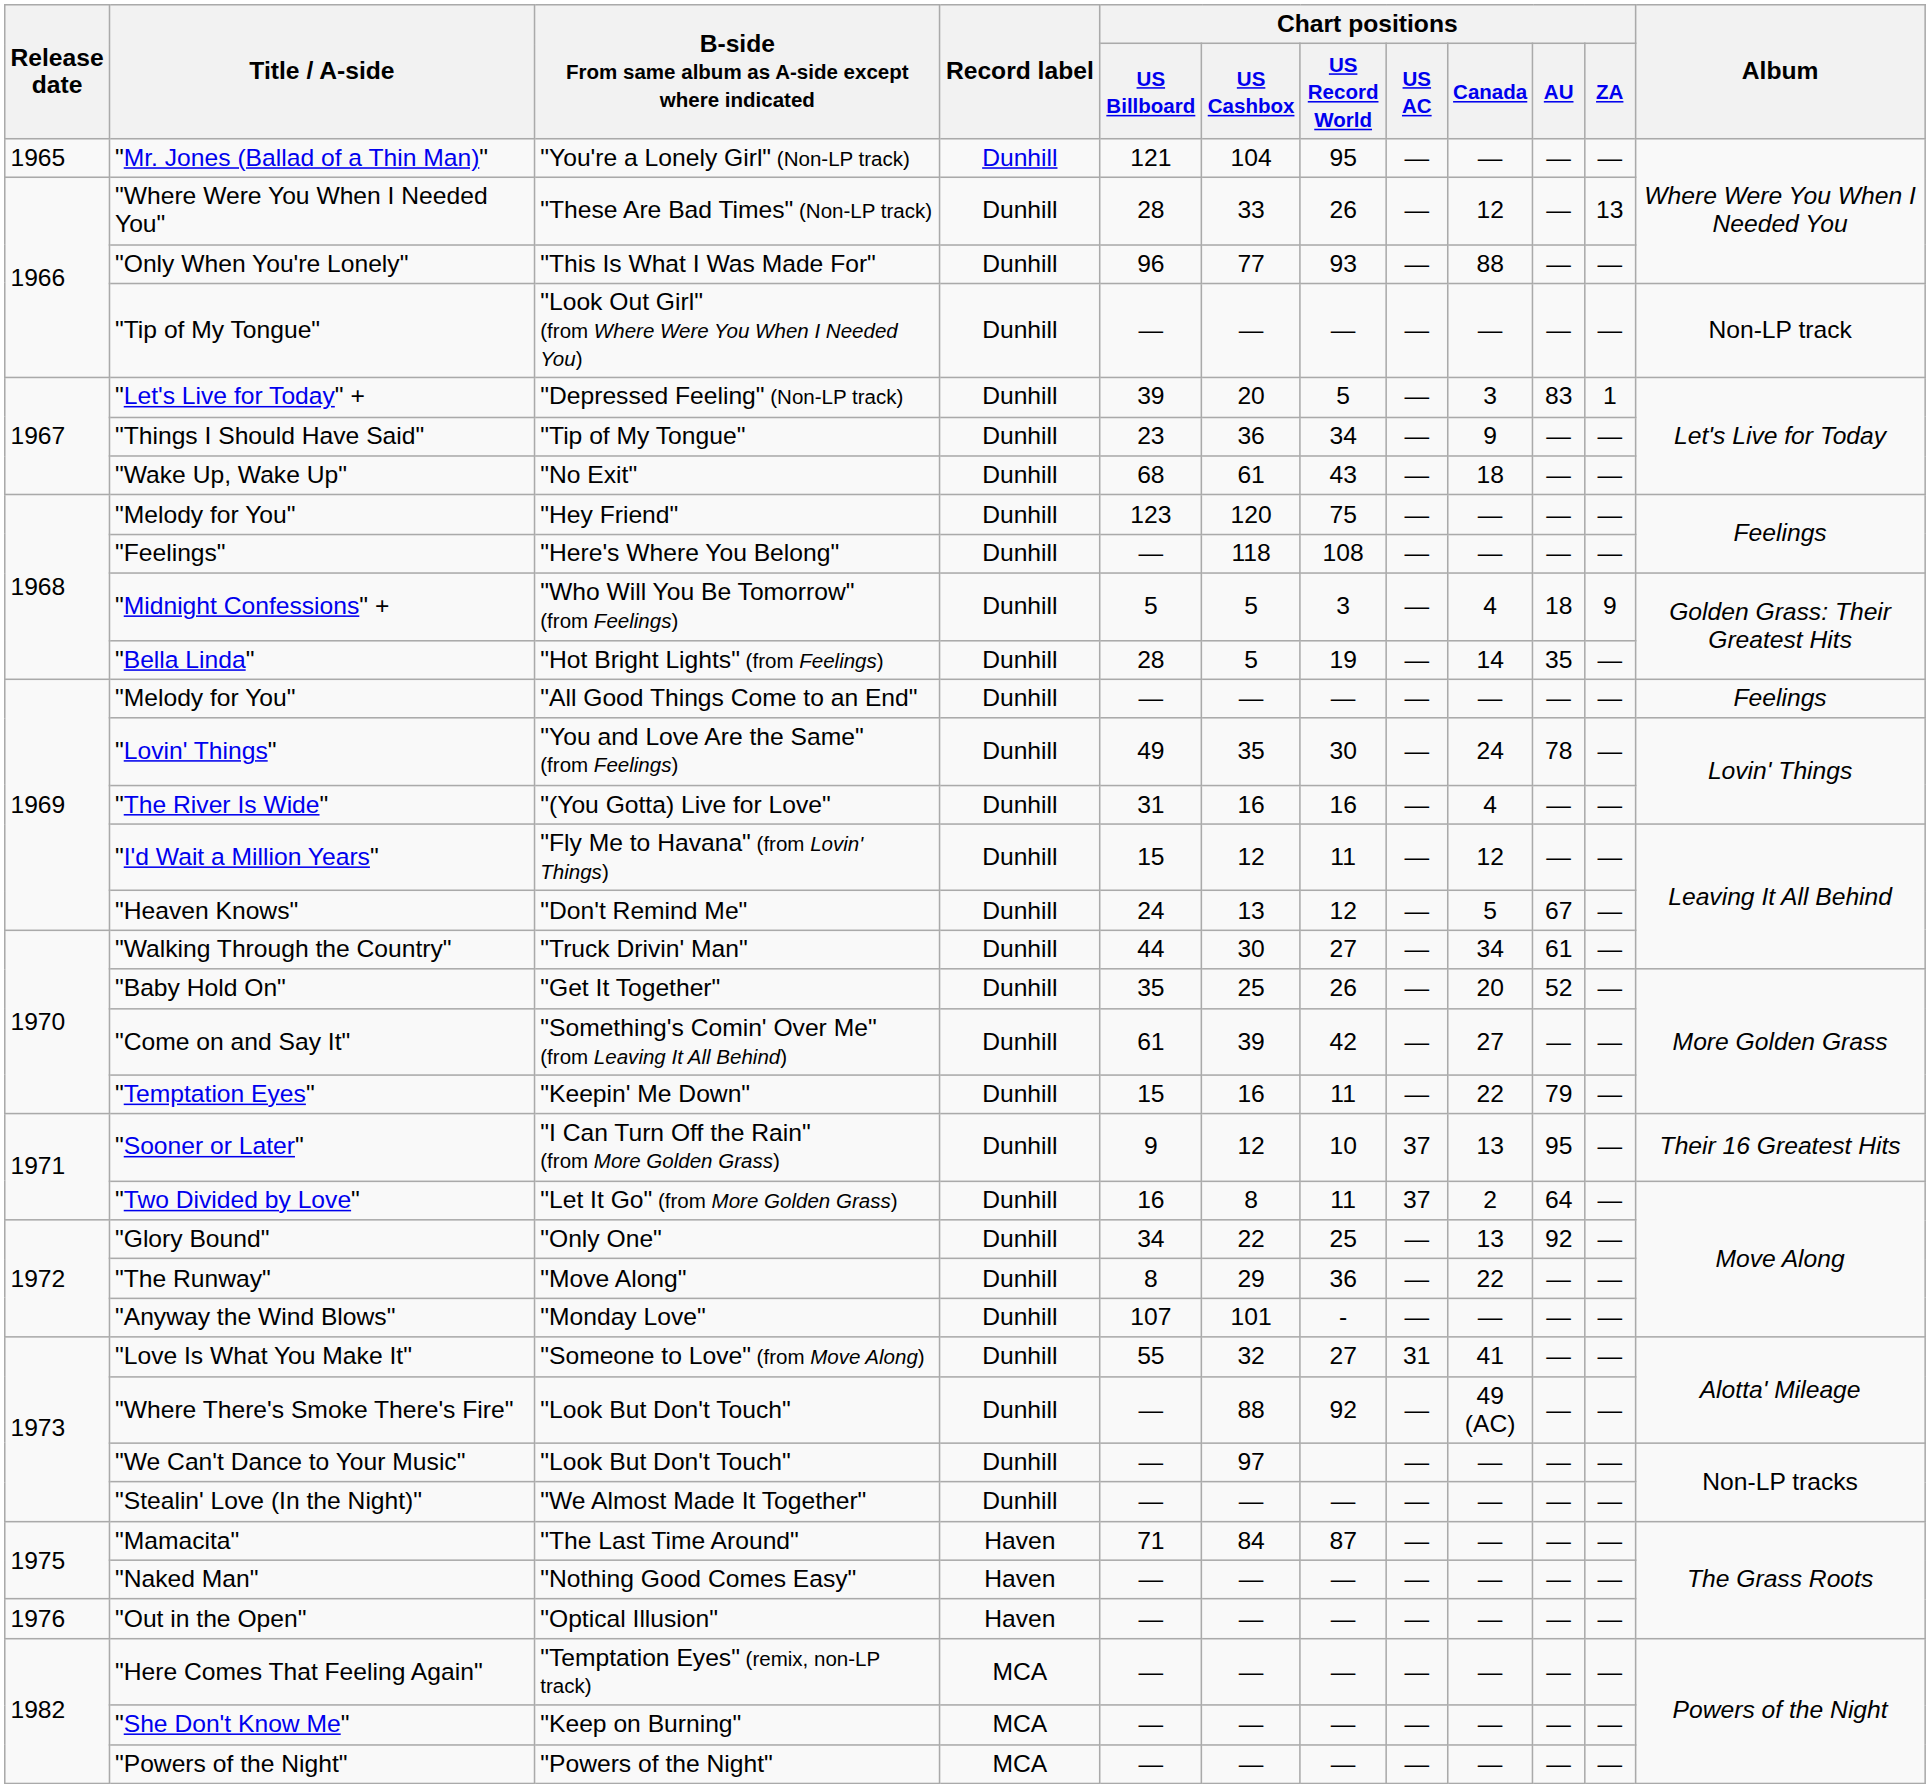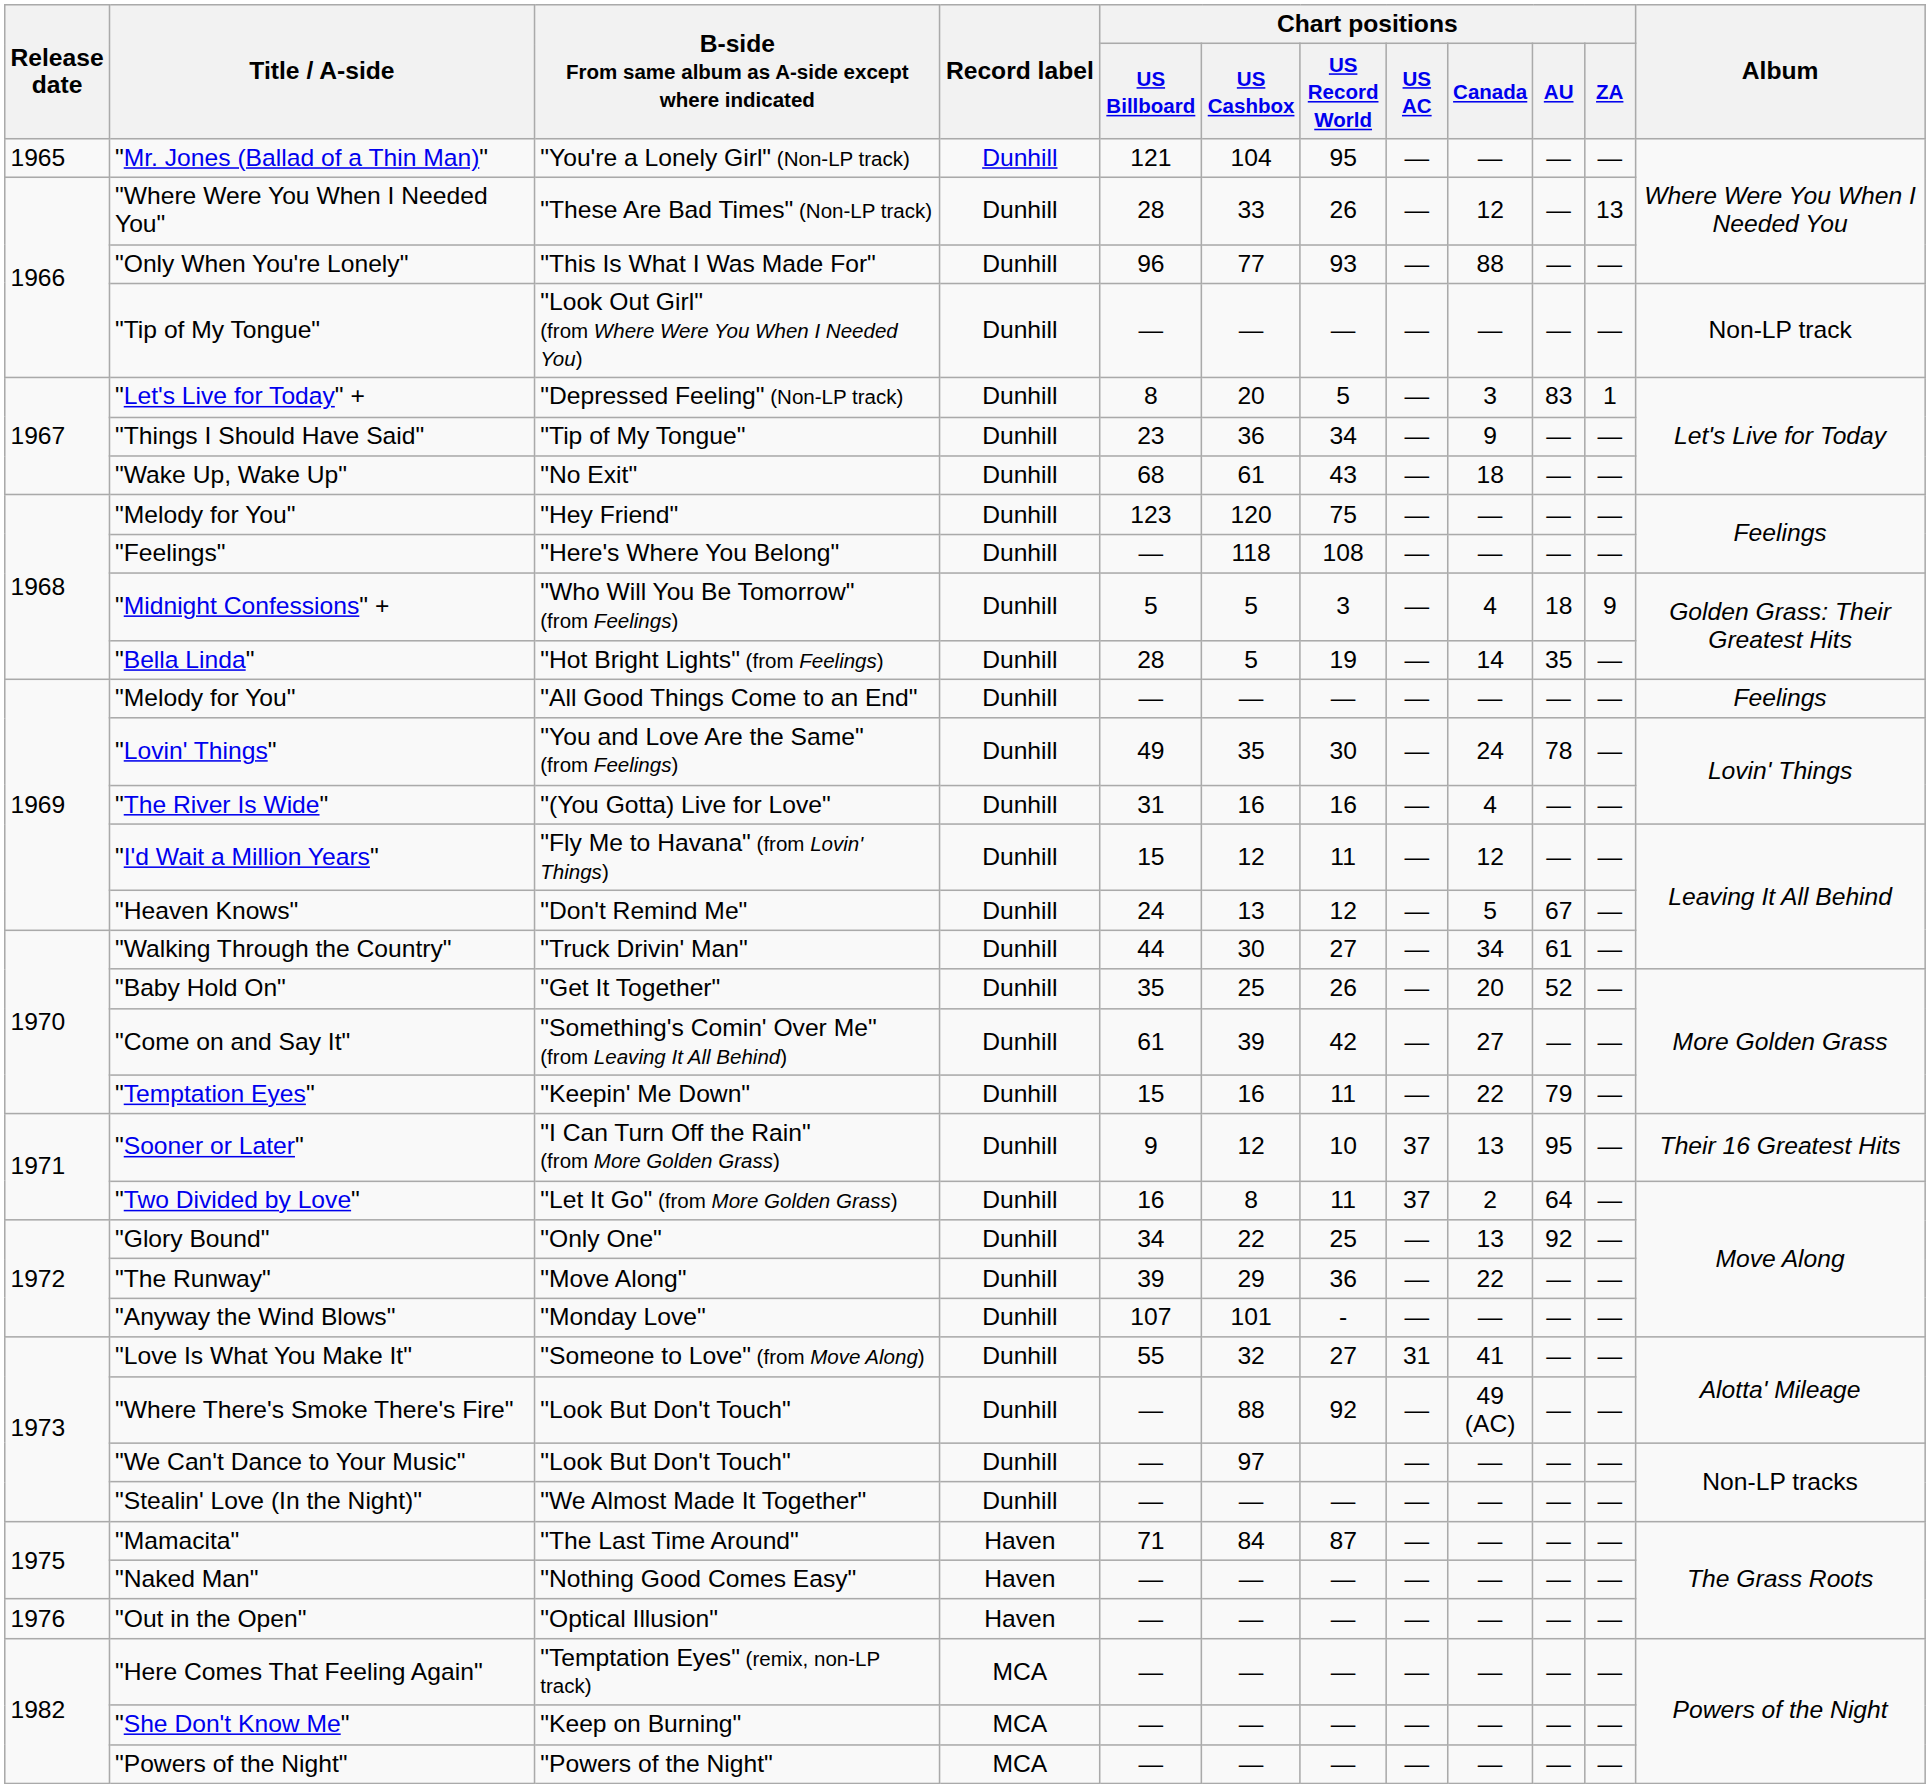(1151, 397) 39 -> (1151, 397) 8
(1151, 1278) 8 -> (1151, 1278) 39
